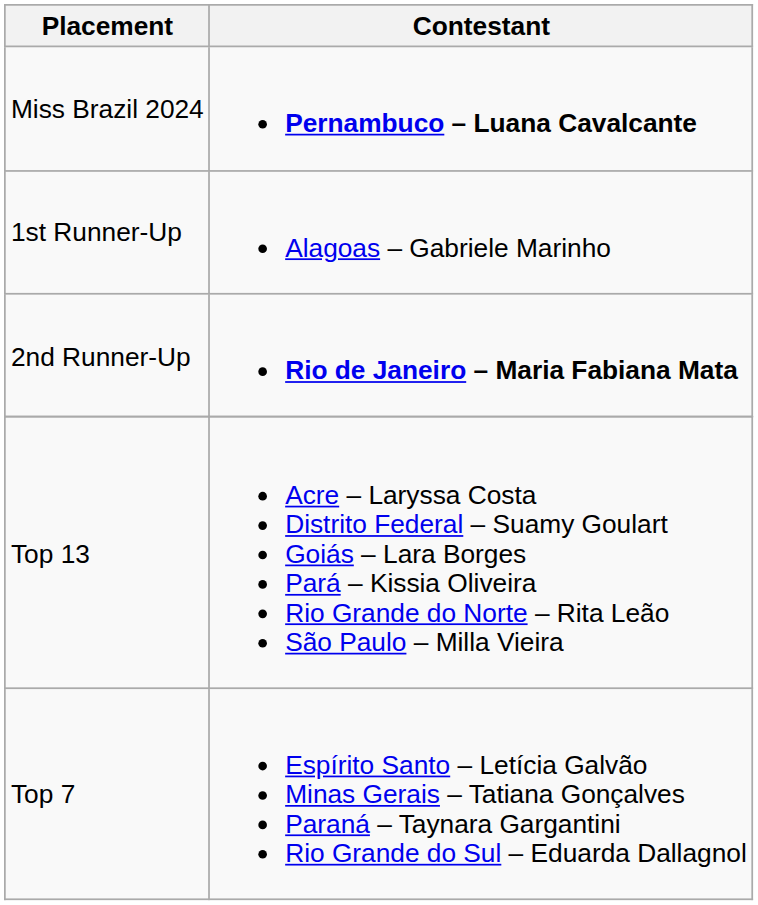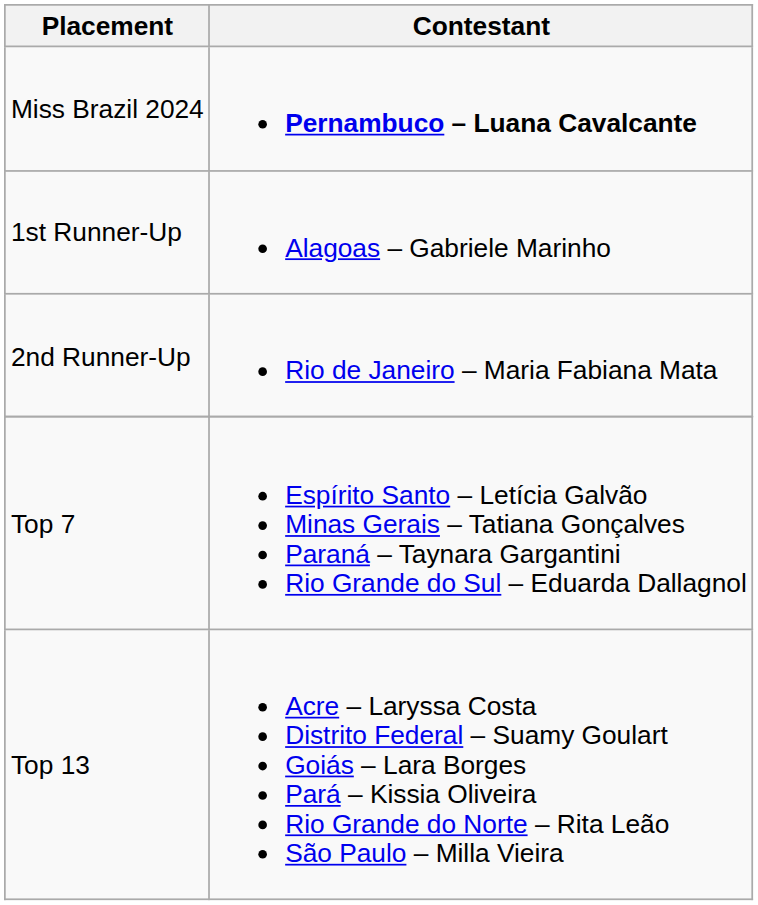(481, 370) bold -> (481, 370) normal
rows swapped: (43, 794) <-> (50, 553)
